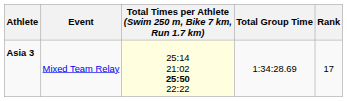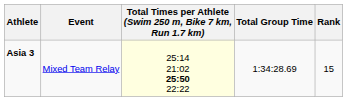(329, 68) 17 -> (329, 68) 15
